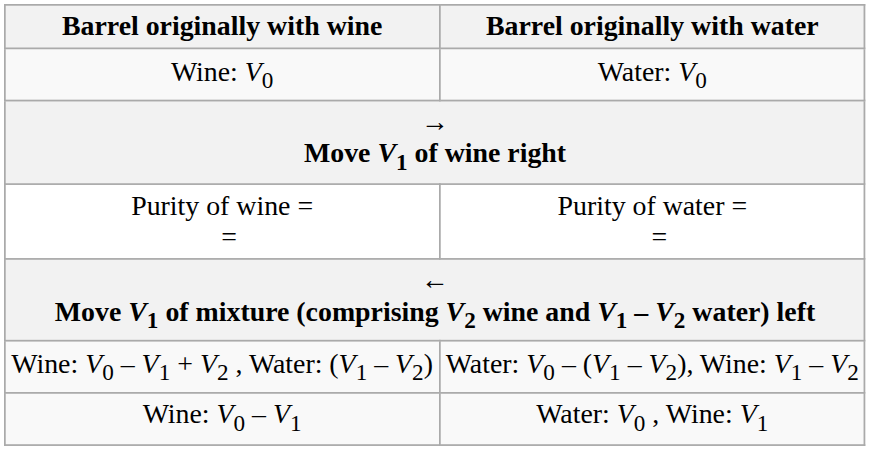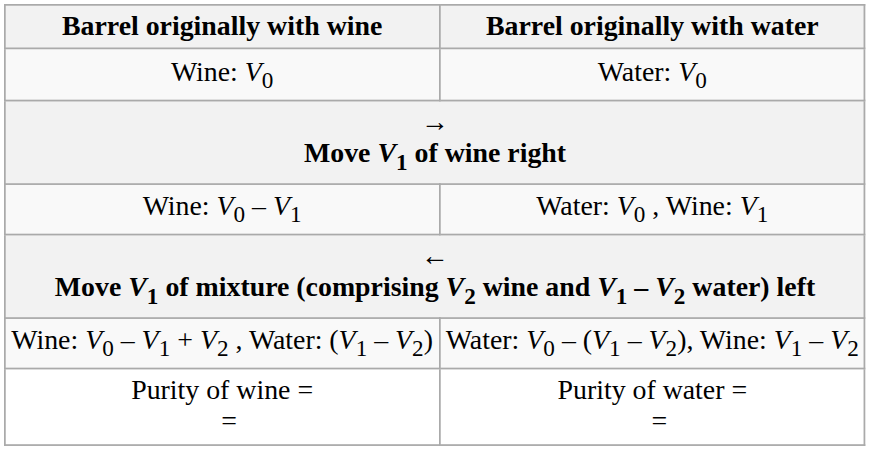rows swapped: (222, 418) <-> (222, 220)
